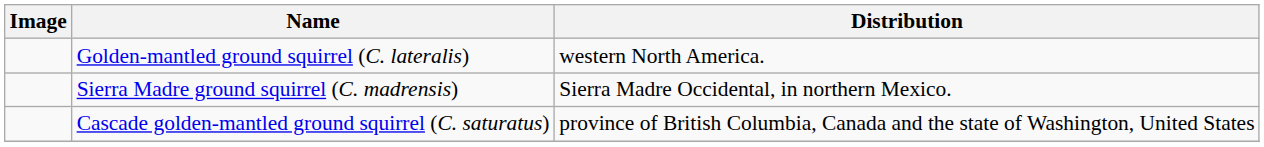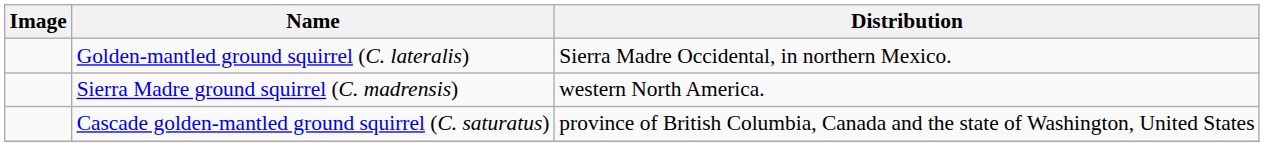(662, 55) western North America. -> (755, 55) Sierra Madre Occidental, in northern Mexico.
(755, 89) Sierra Madre Occidental, in northern Mexico. -> (662, 89) western North America.
